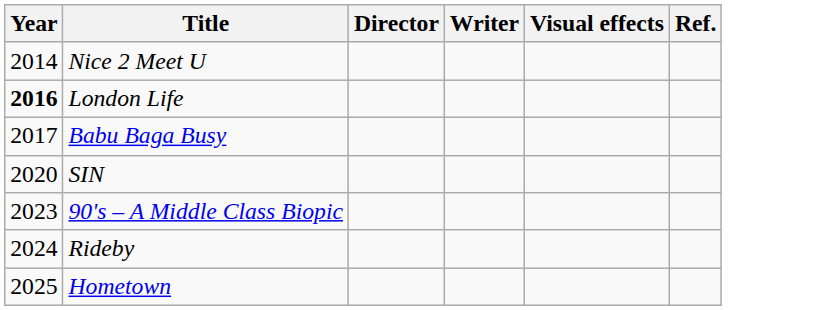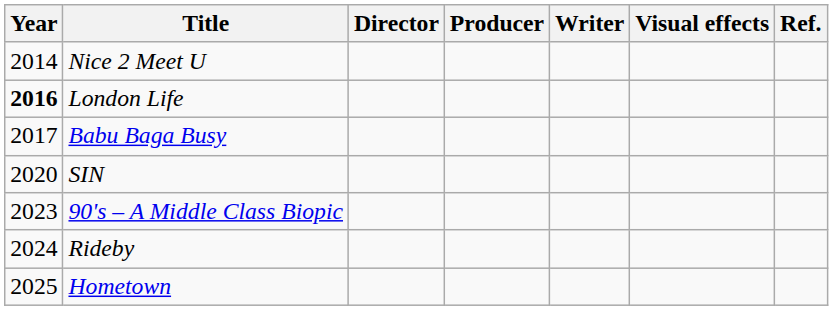+ column: (497, 23)
